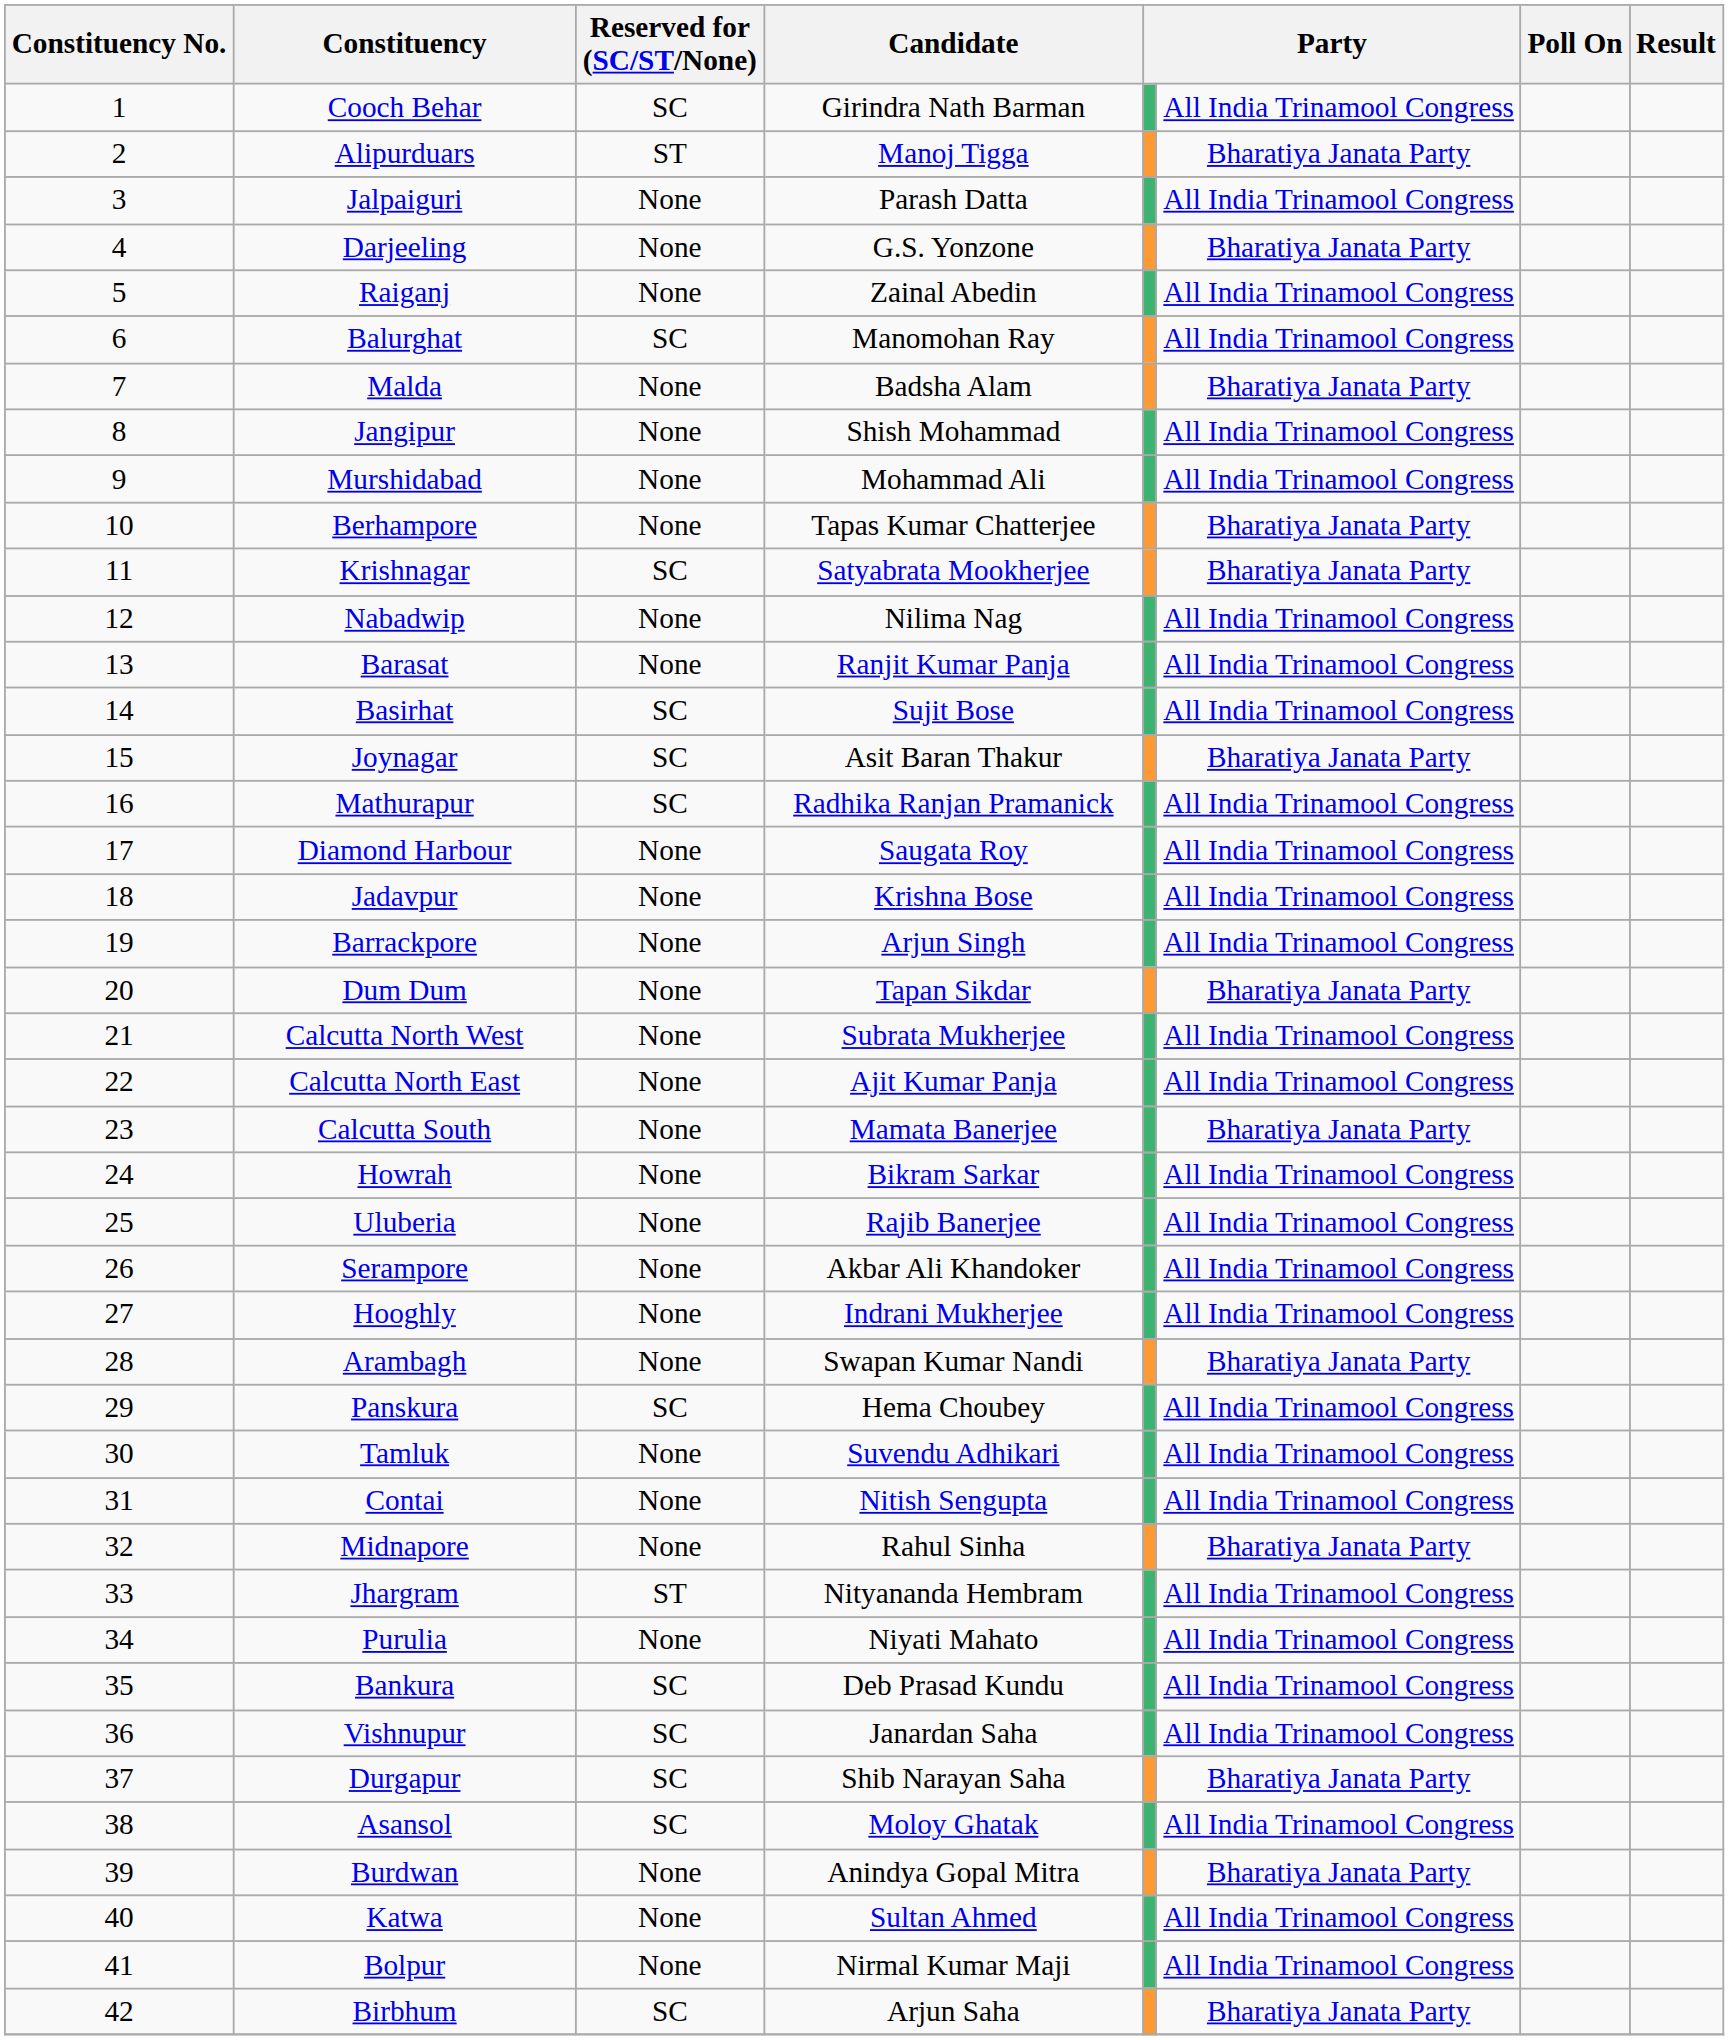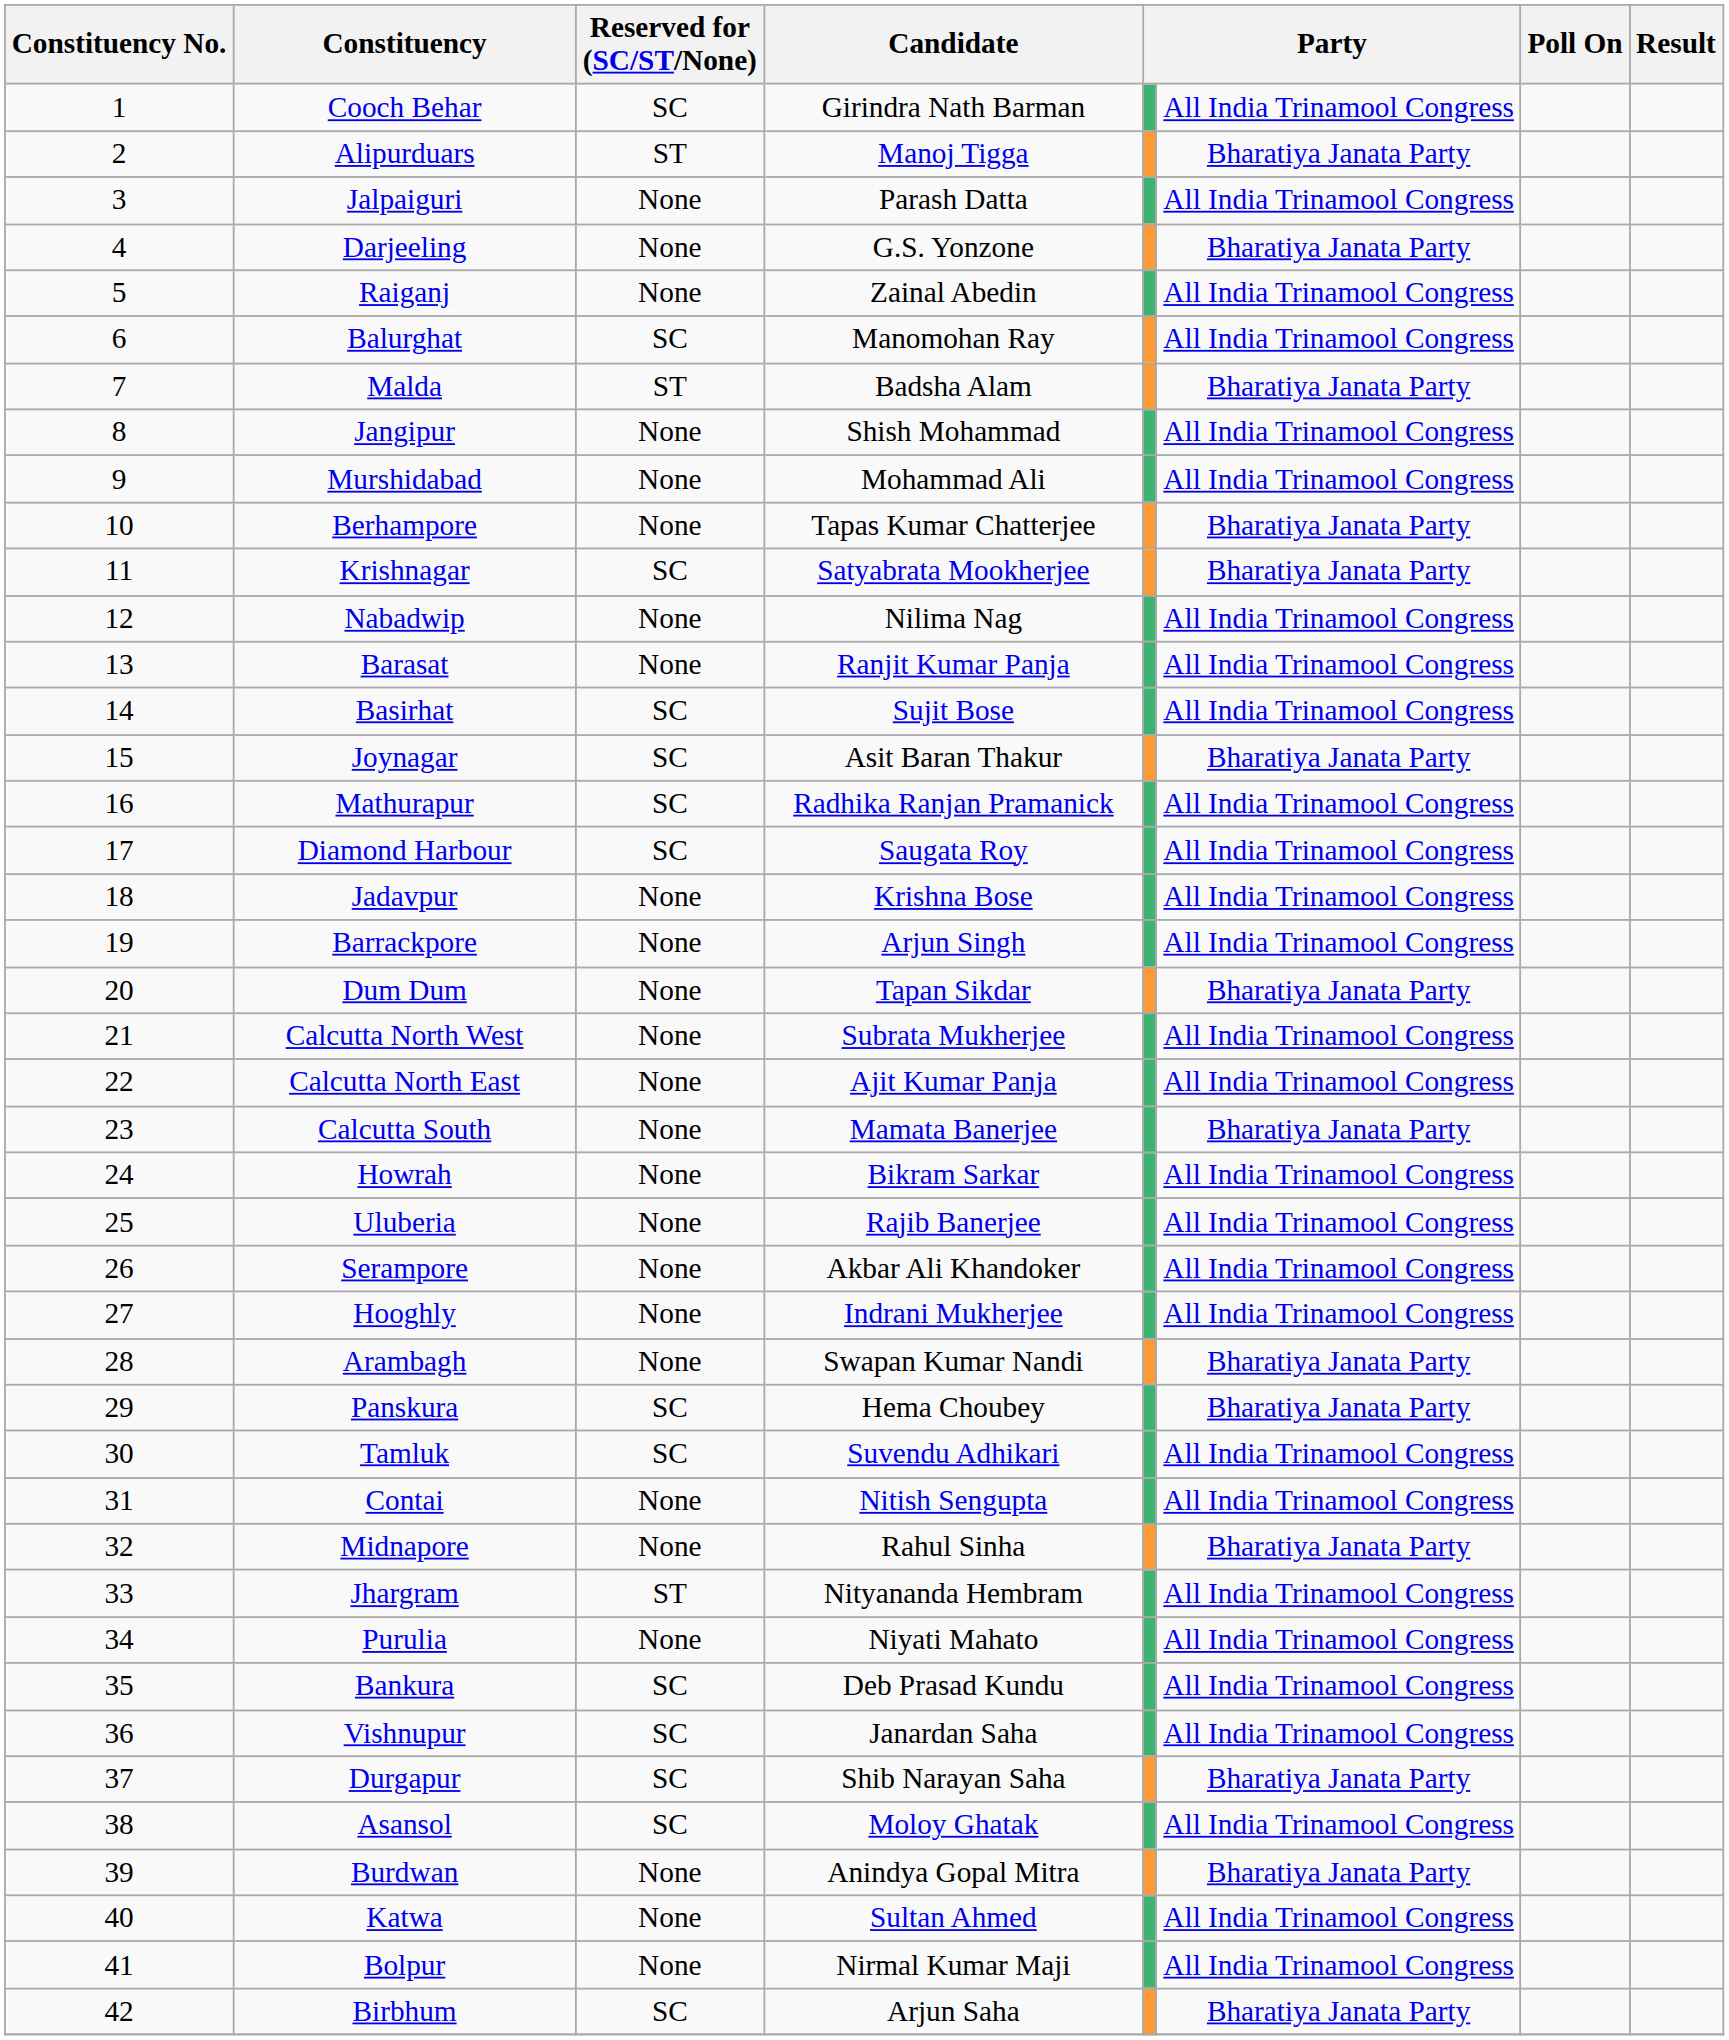(670, 385) None -> (670, 385) ST
(670, 850) None -> (670, 850) SC
(1339, 1407) All India Trinamool Congress -> (1339, 1407) Bharatiya Janata Party
(670, 1453) None -> (670, 1453) SC
